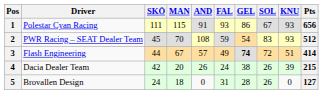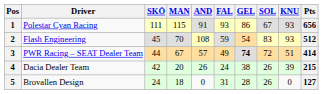(83, 39) PWR Racing – SEAT Dealer Team -> (55, 39) Flash Engineering
(55, 53) Flash Engineering -> (83, 53) PWR Racing – SEAT Dealer Team
